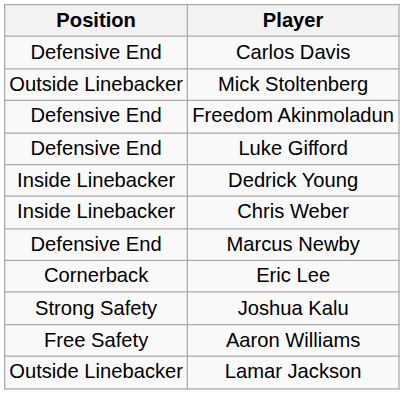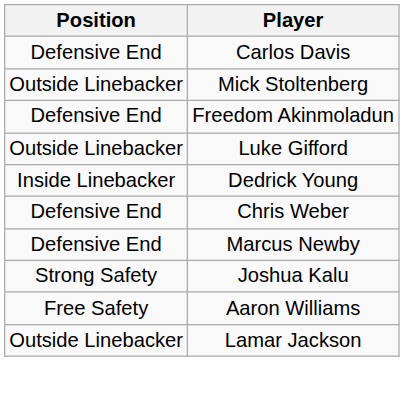(96, 148) Defensive End -> (96, 148) Outside Linebacker
(96, 212) Inside Linebacker -> (96, 212) Defensive End
- row: (293, 276)
